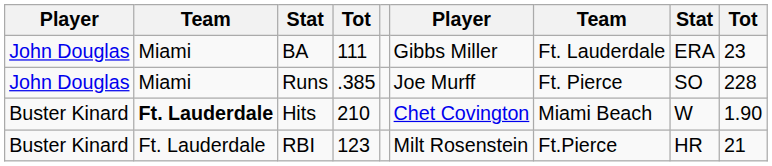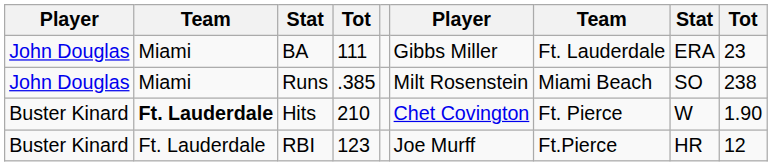(434, 82) Joe Murff -> (461, 82) Milt Rosenstein
(580, 82) Ft. Pierce -> (595, 82) Miami Beach
(740, 82) 228 -> (740, 82) 238
(595, 113) Miami Beach -> (580, 113) Ft. Pierce
(461, 144) Milt Rosenstein -> (434, 144) Joe Murff
(735, 144) 21 -> (735, 144) 12
